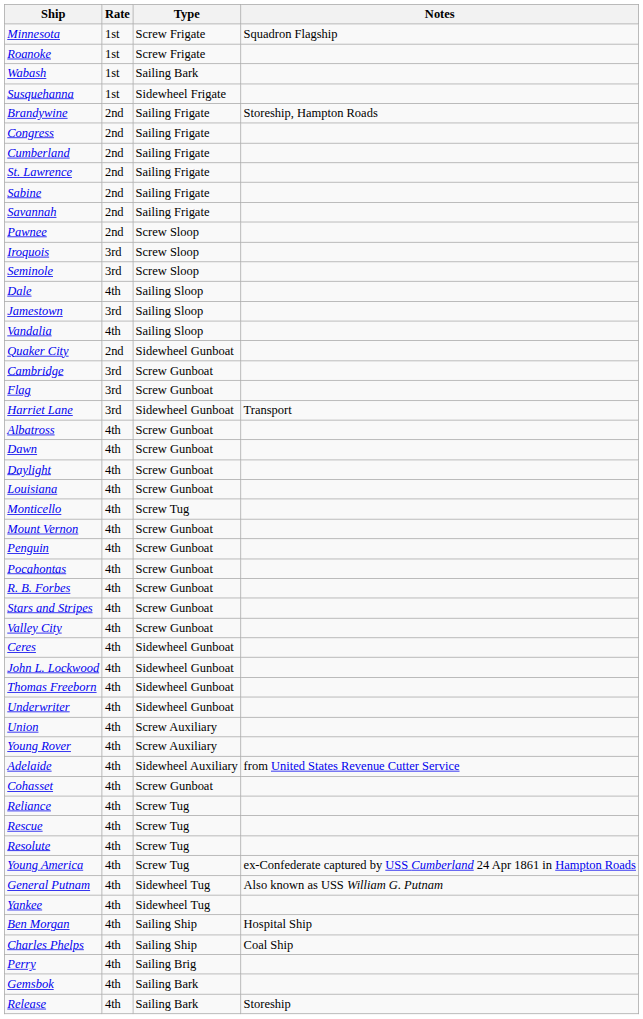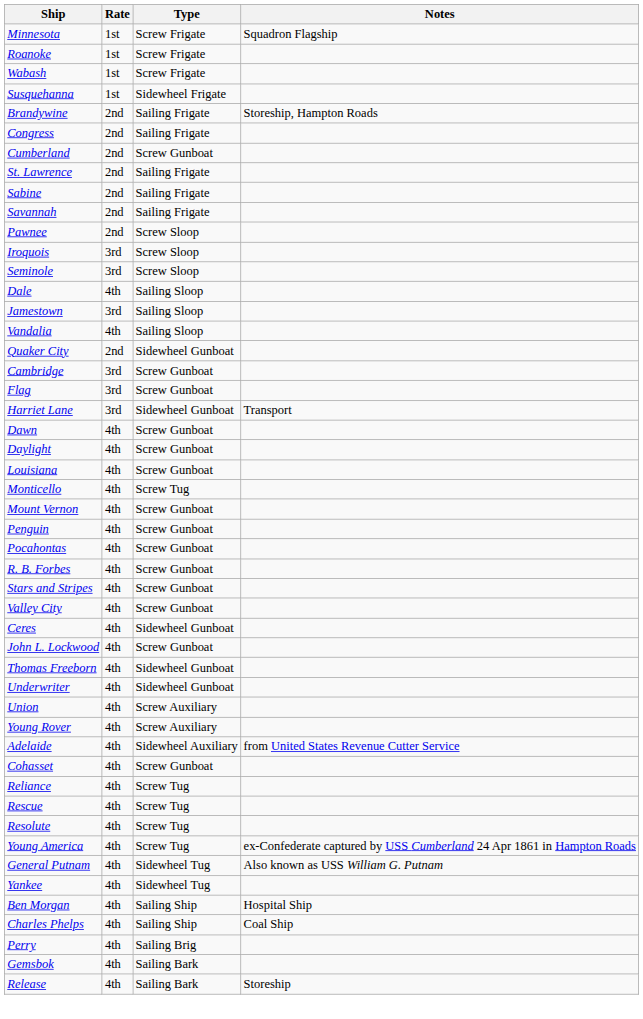(167, 73) Sailing Bark -> (170, 73) Screw Frigate
(173, 152) Sailing Frigate -> (174, 152) Screw Gunboat
- row: (31, 430)
(185, 667) Sidewheel Gunboat -> (174, 647) Screw Gunboat
